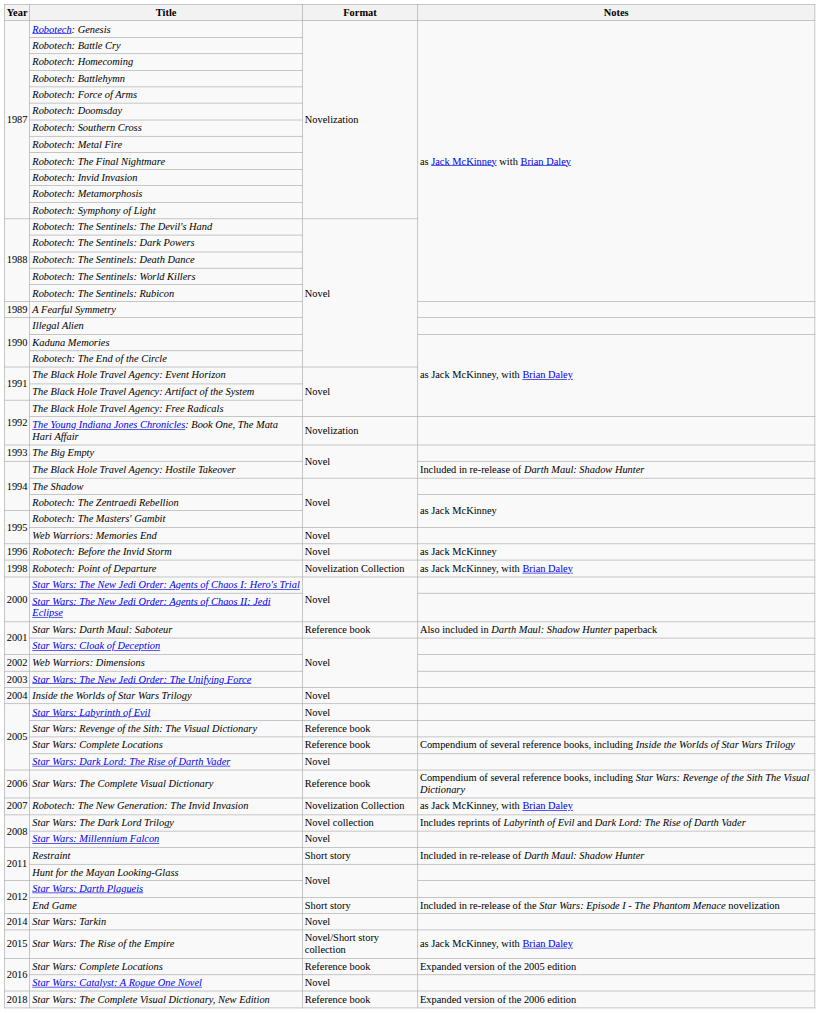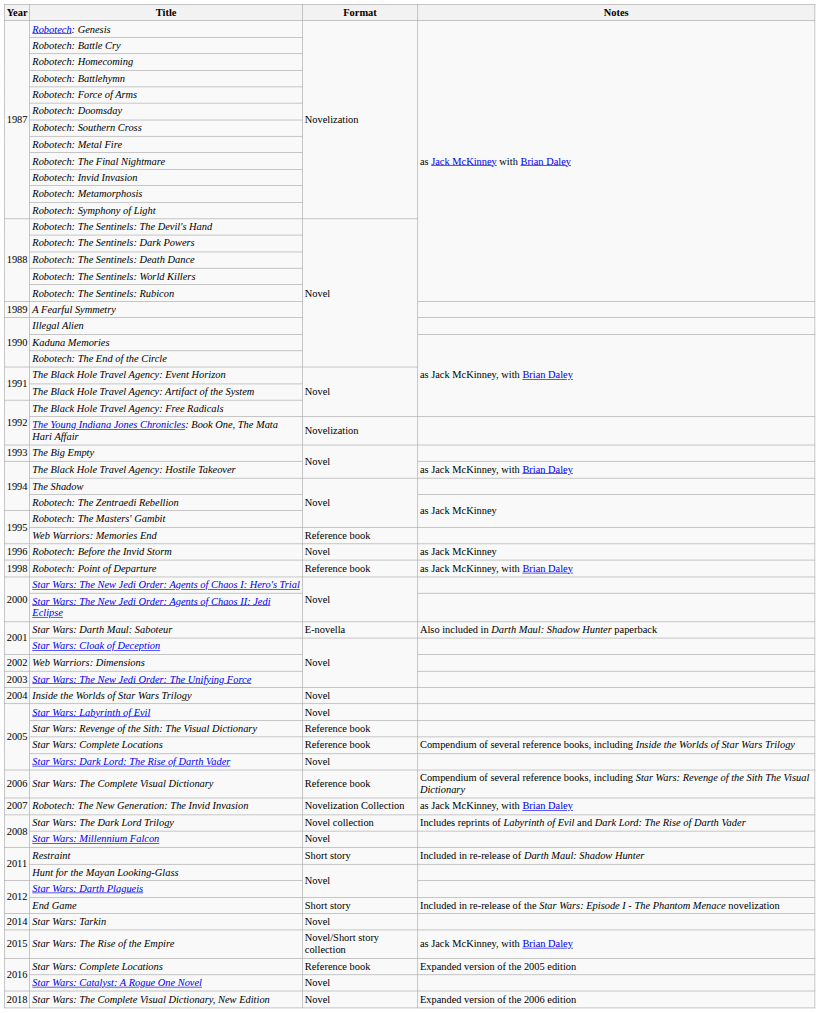(532, 469) Included in re-release of Darth Maul: Shadow Hunter -> (496, 469) as Jack McKinney, with Brian Daley
(318, 535) Novel -> (338, 535) Reference book
(355, 568) Novelization Collection -> (338, 568) Reference book
(338, 629) Reference book -> (325, 629) E-novella
(338, 999) Reference book -> (318, 999) Novel
